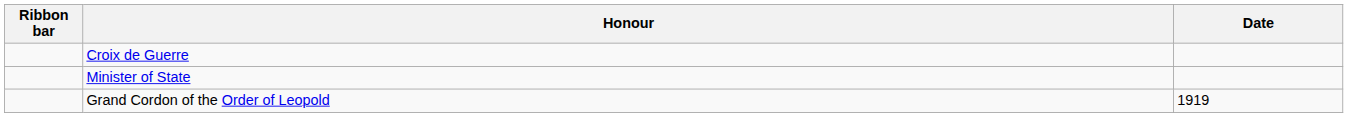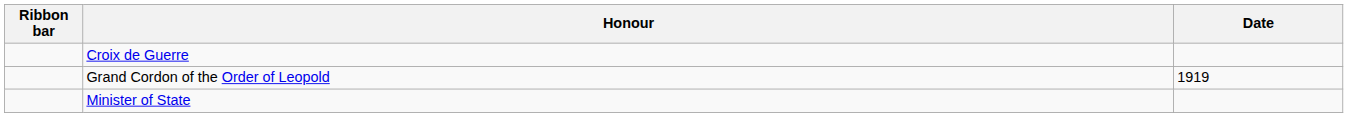rows swapped: (208, 100) <-> (138, 77)
